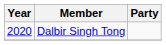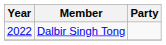(19, 31) 2020 -> (19, 31) 2022
